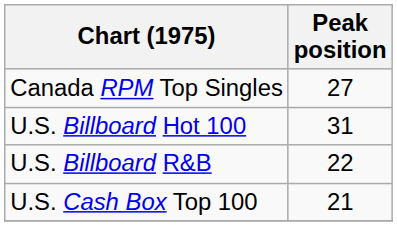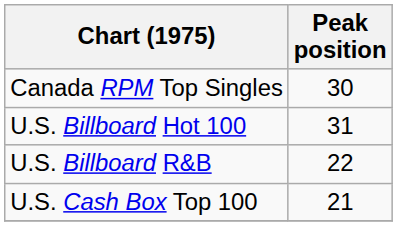(340, 88) 27 -> (340, 88) 30
